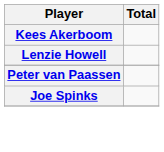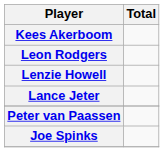+ row: (64, 55)
+ row: (64, 95)
